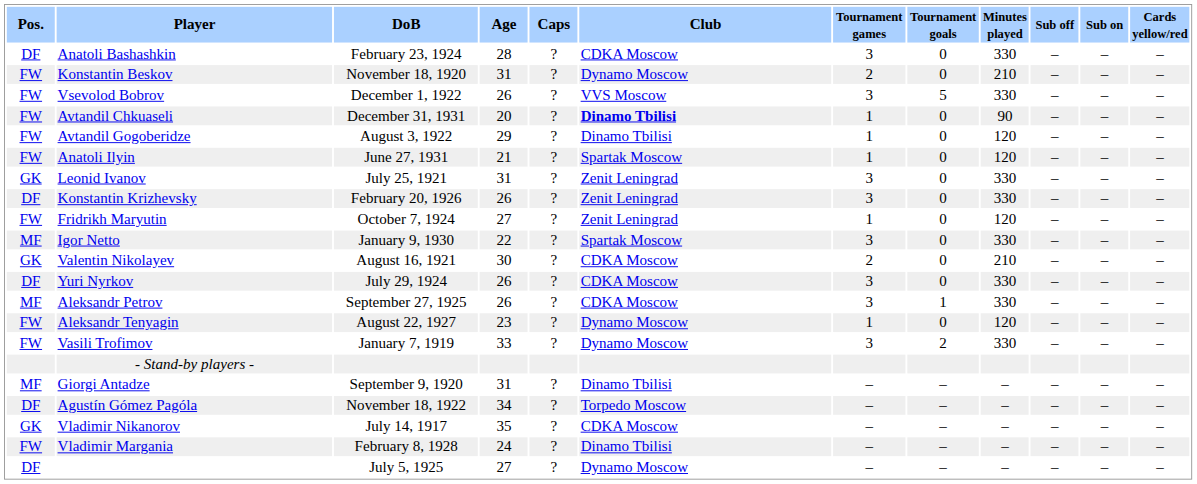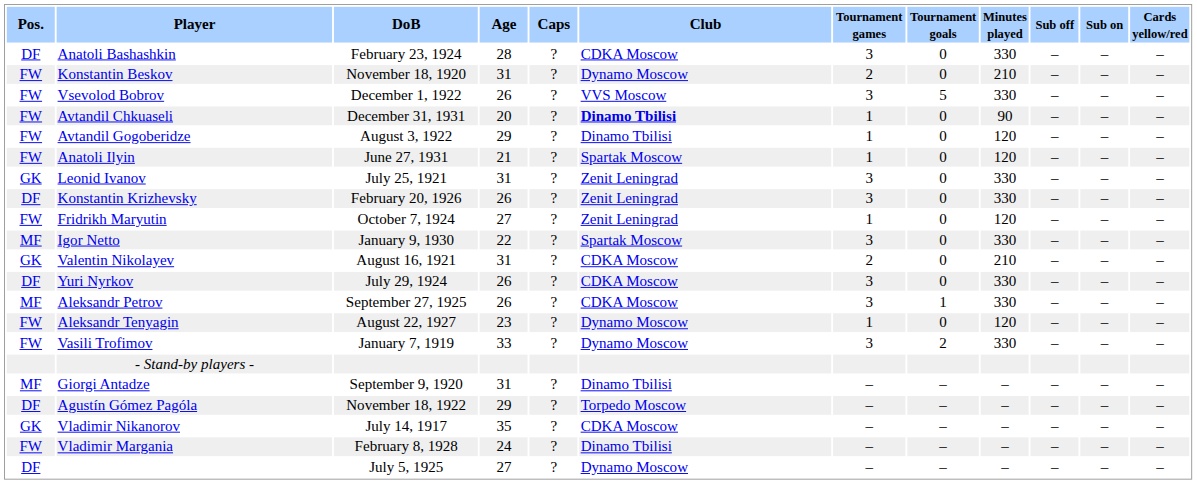(504, 260) 30 -> (504, 260) 31
(504, 405) 34 -> (504, 405) 29
